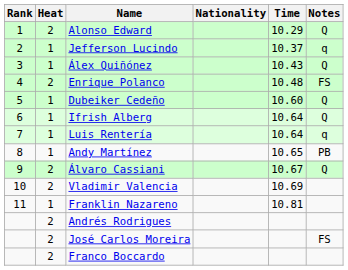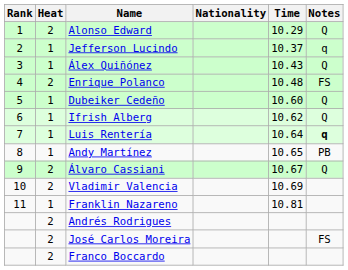(287, 117) 10.64 -> (287, 117) 10.62
(324, 135) normal -> (324, 135) bold
